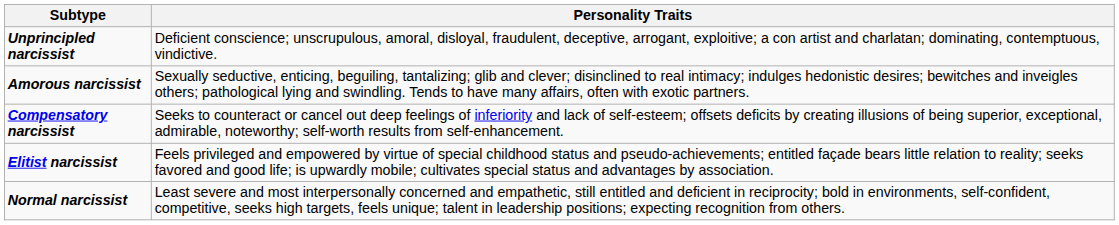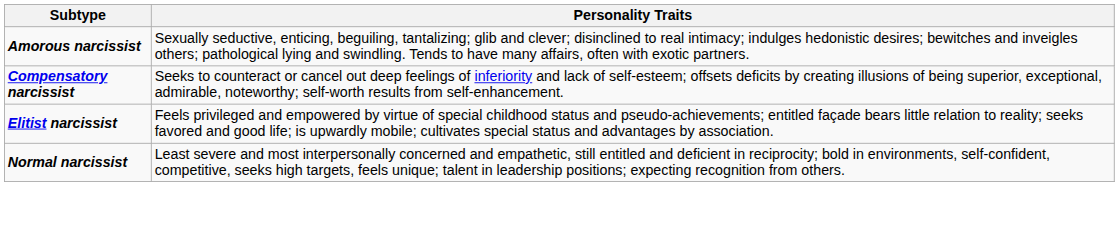- row: (51, 46)
